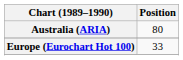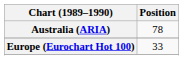(158, 29) 80 -> (158, 29) 78
